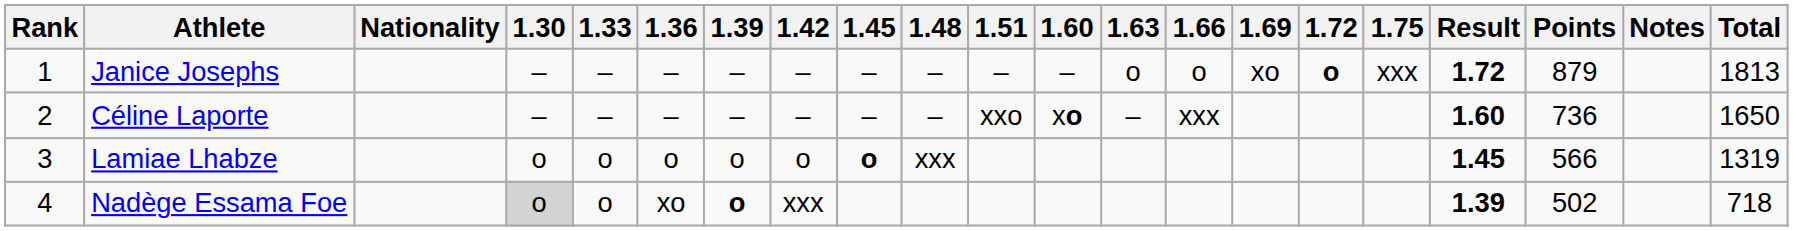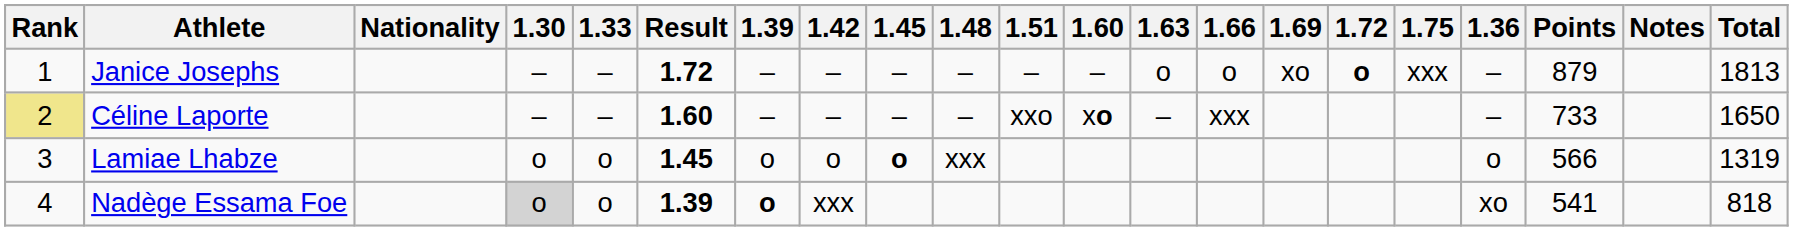columns swapped: (671, 27) <-> (1478, 27)
(45, 115) no background -> (45, 115) khaki background
(1575, 115) 736 -> (1575, 115) 733
(1575, 204) 502 -> (1575, 204) 541
(1750, 204) 718 -> (1750, 204) 818
